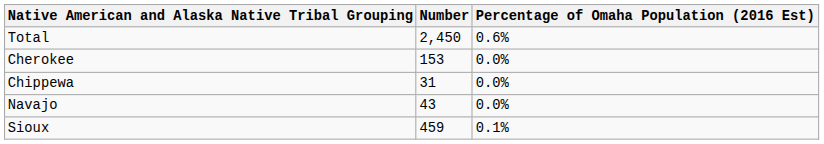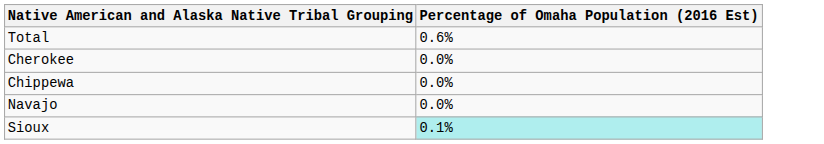- column: (444, 16)
(492, 128) no background -> (436, 128) paleturquoise background
